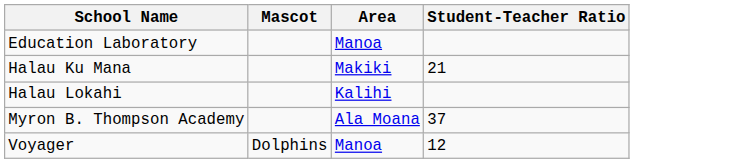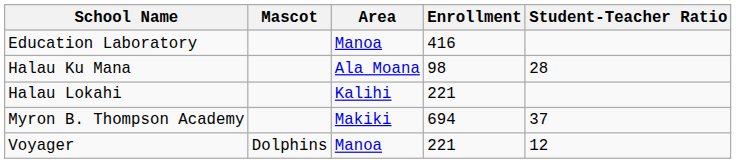+ column: (475, 17)
(363, 69) Makiki -> (377, 69) Ala Moana
(437, 69) 21 -> (539, 69) 28
(377, 120) Ala Moana -> (363, 120) Makiki
